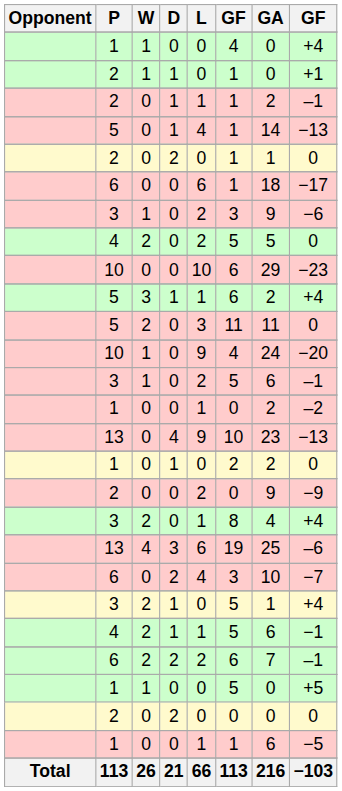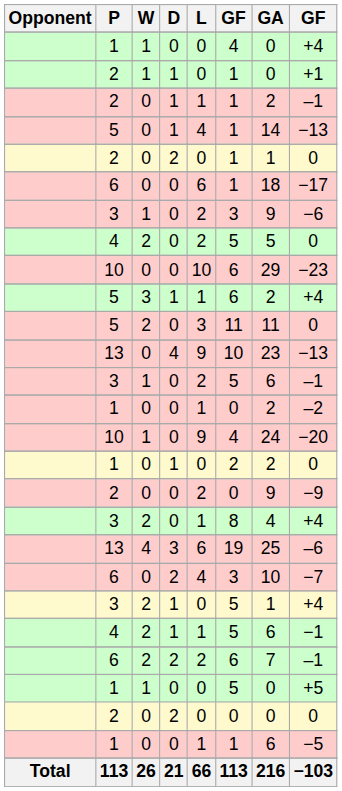rows swapped: (114, 437) <-> (114, 353)
